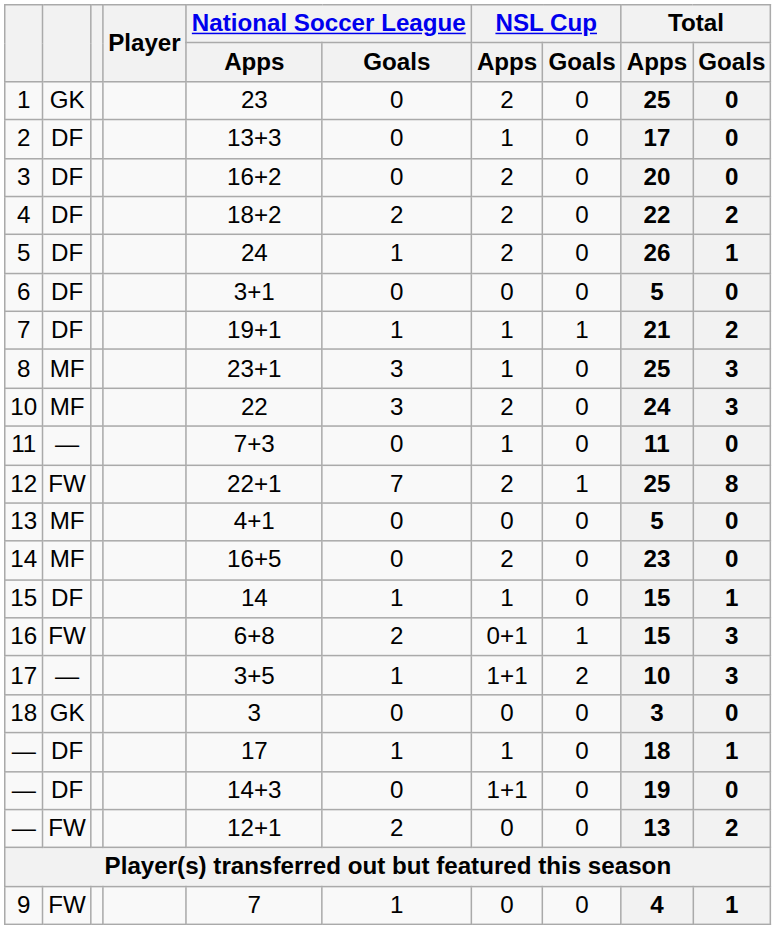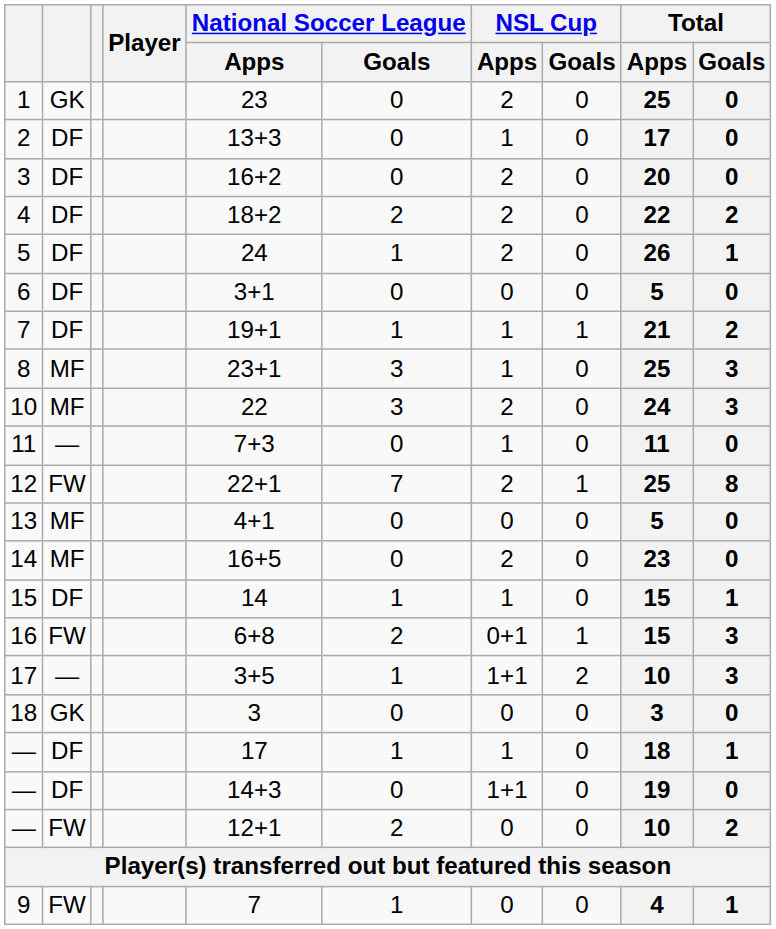(657, 828) 13 -> (657, 828) 10
